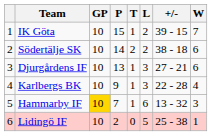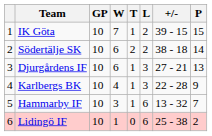columns swapped: (198, 13) <-> (119, 13)
(98, 103) gold background -> (98, 103) no background
(145, 121) 5 -> (145, 121) 6
